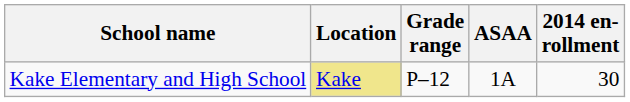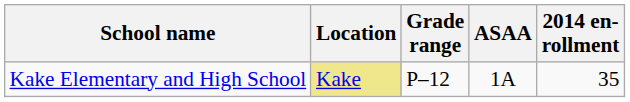(609, 79) 30 -> (609, 79) 35
